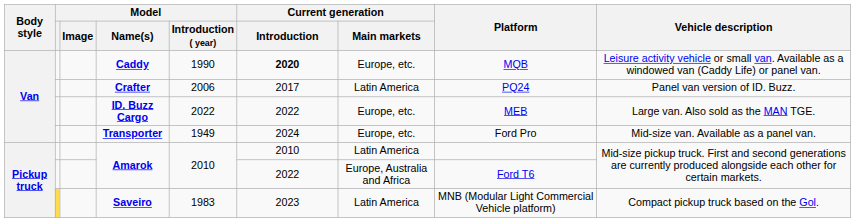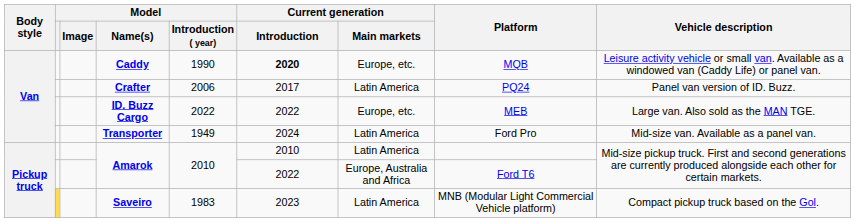(386, 134) Europe, etc. -> (386, 134) Latin America
